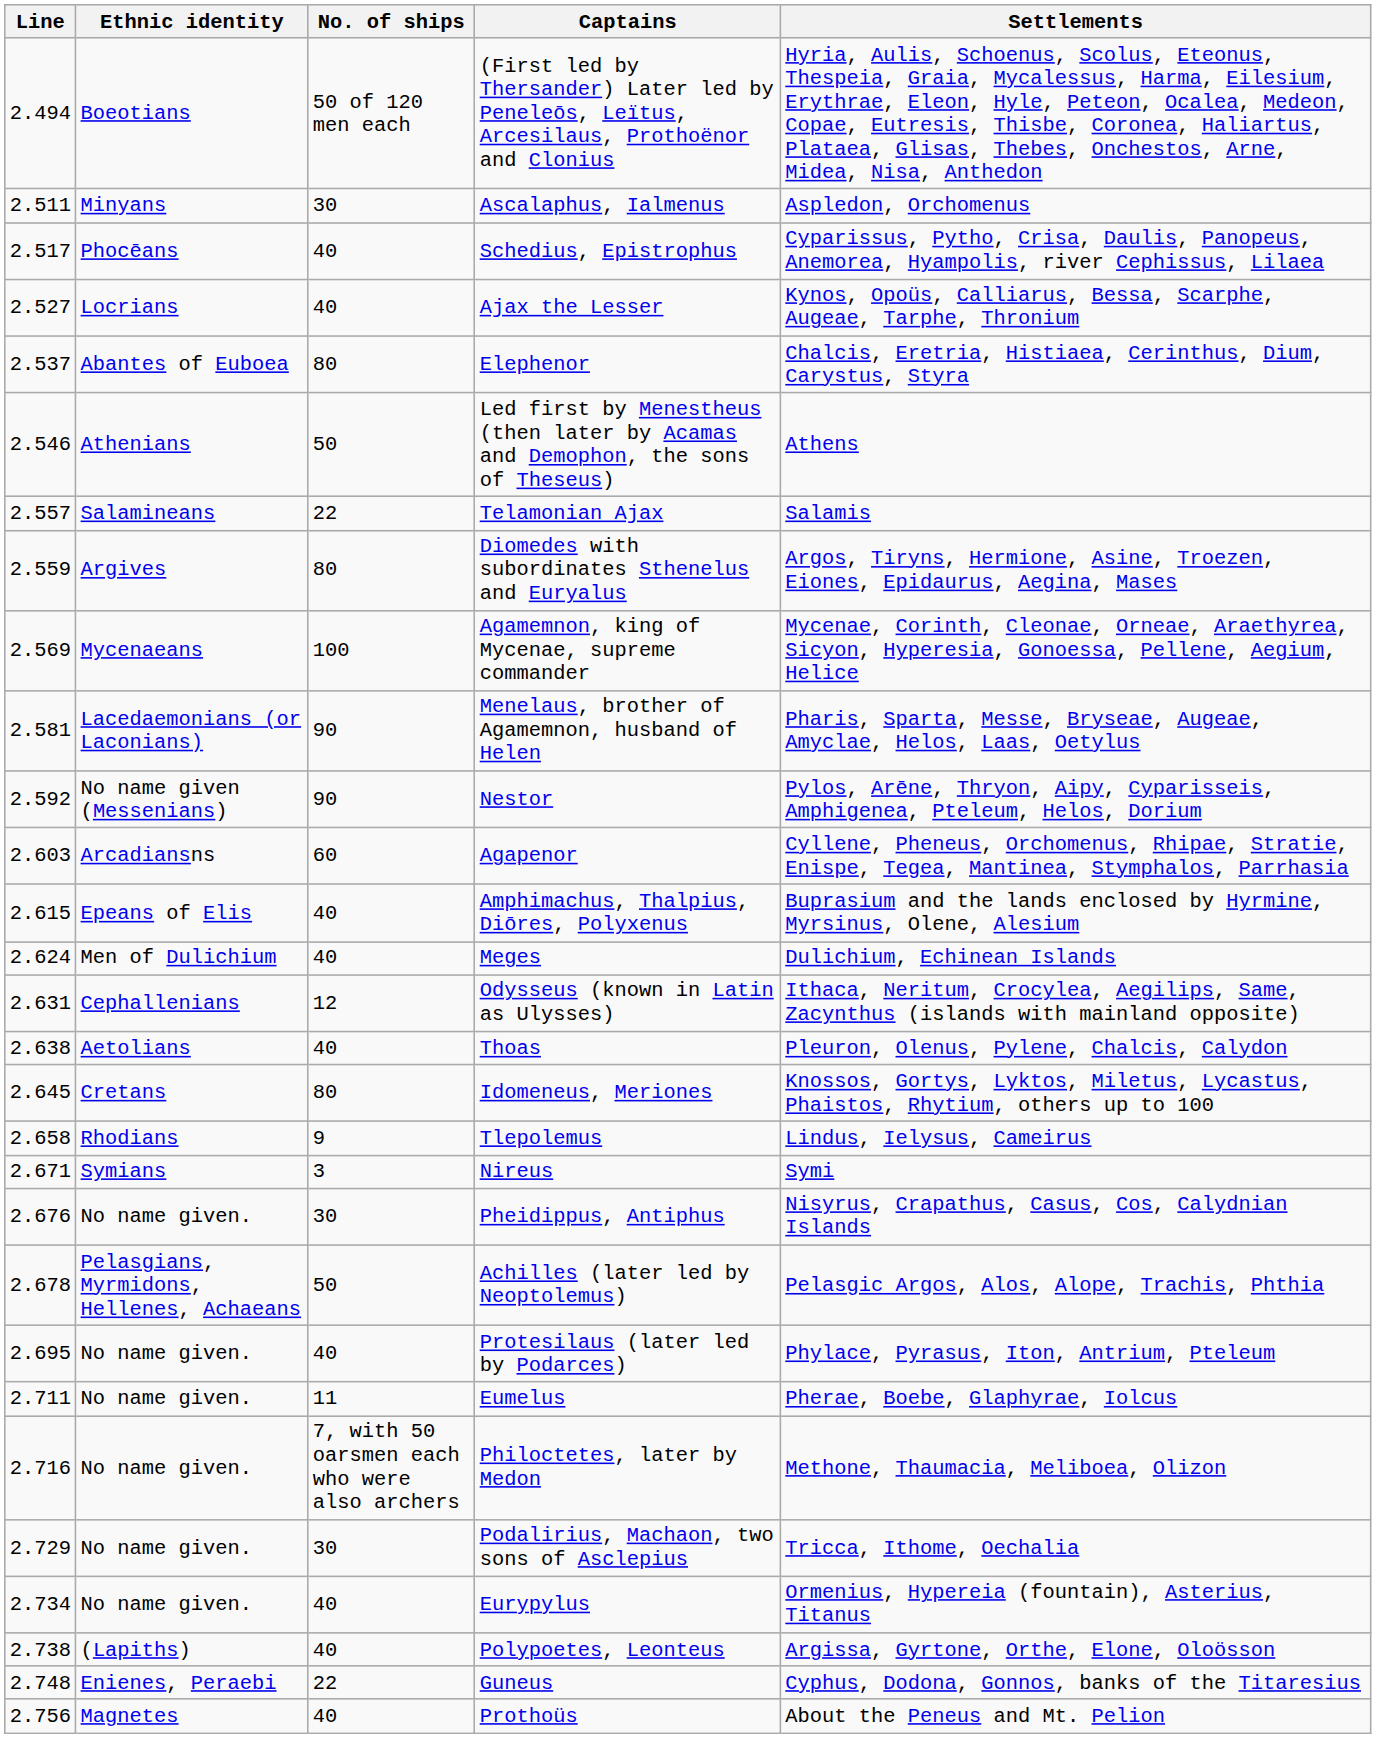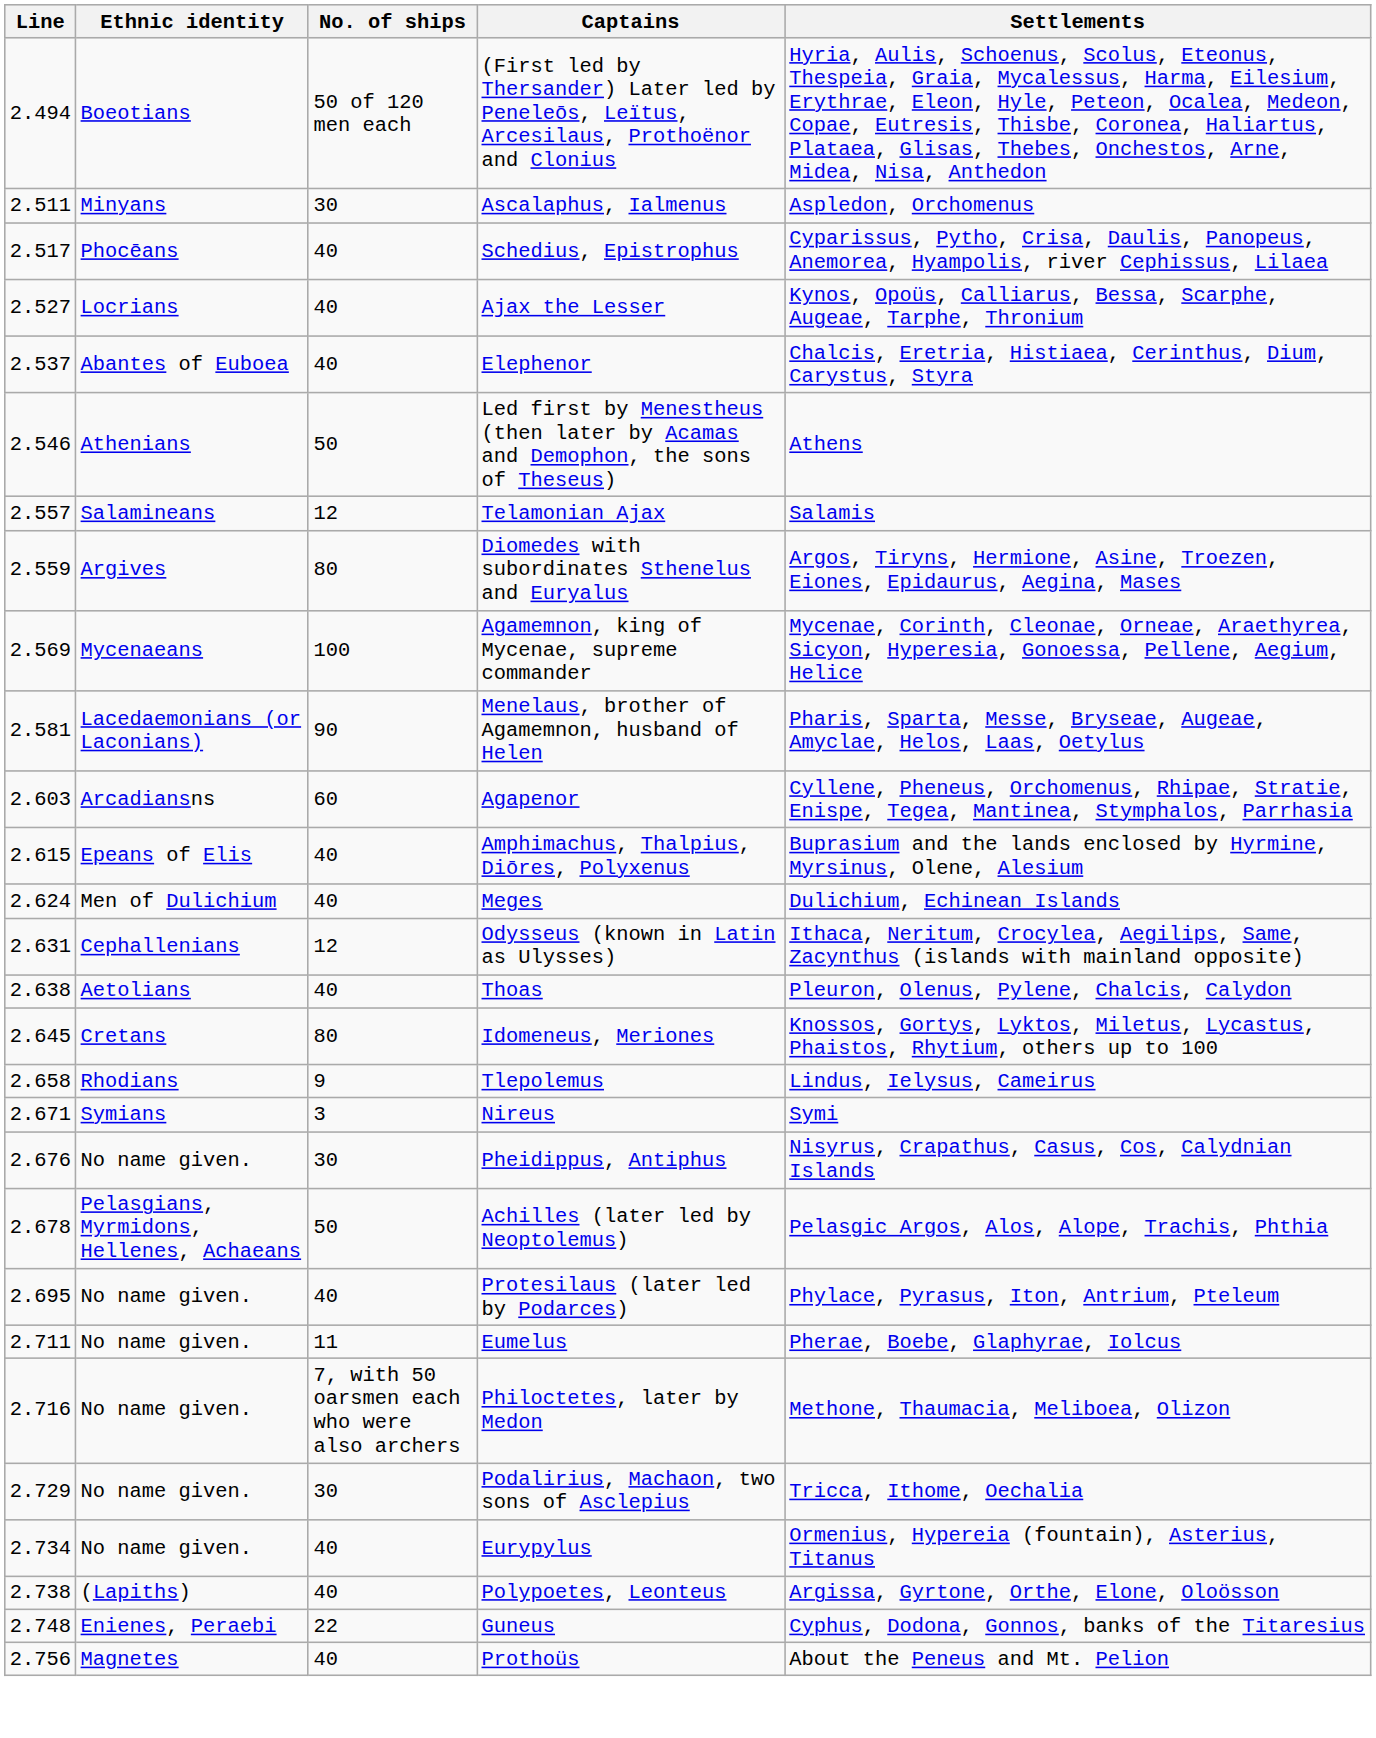(325, 364) 80 -> (326, 364) 40
(325, 513) 22 -> (326, 513) 12
- row: (516, 799)
